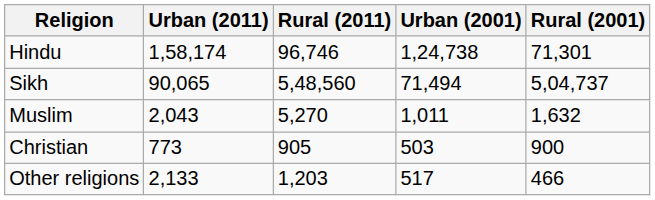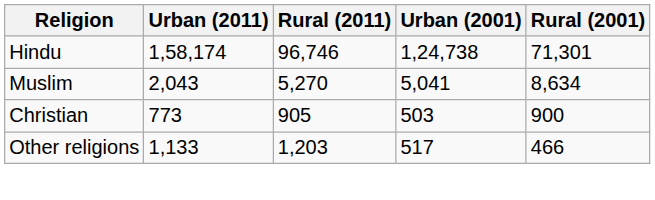- row: (29, 83)
(425, 115) 1,011 -> (425, 83) 5,041
(556, 115) 1,632 -> (556, 83) 8,634
(174, 178) 2,133 -> (174, 147) 1,133
